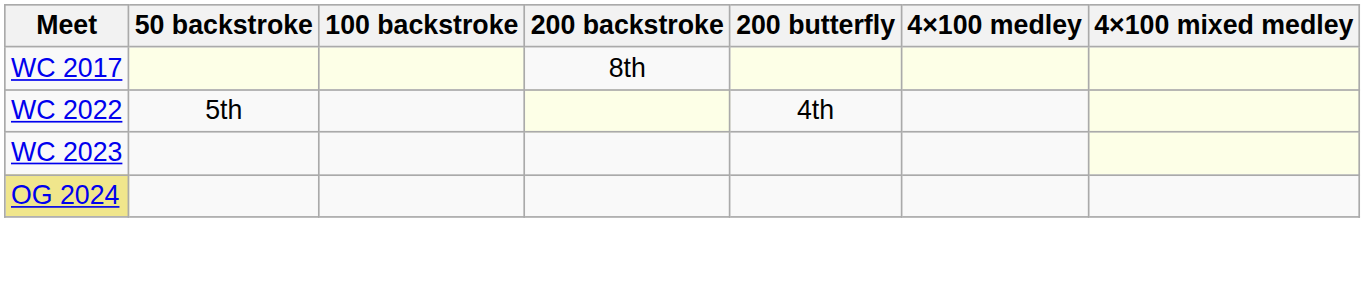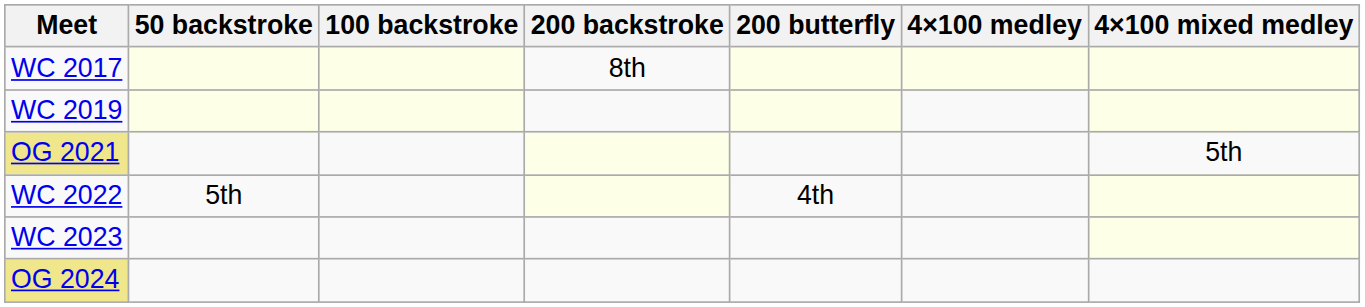+ row: (67, 110)
+ row: (65, 152)
